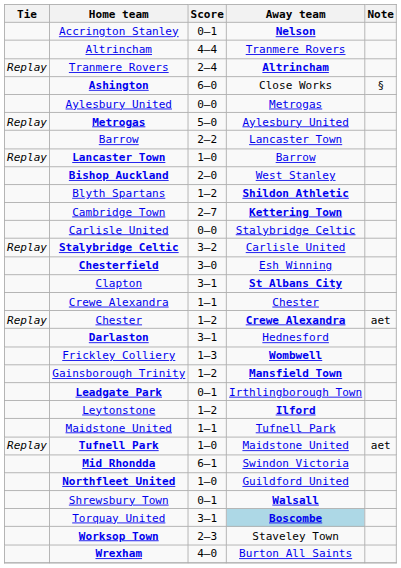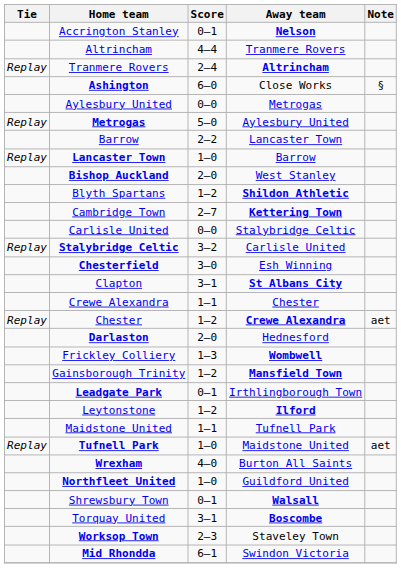(207, 338) 3–1 -> (207, 338) 2–0
rows swapped: (119, 464) <-> (119, 554)
(296, 518) lightblue background -> (296, 518) no background
